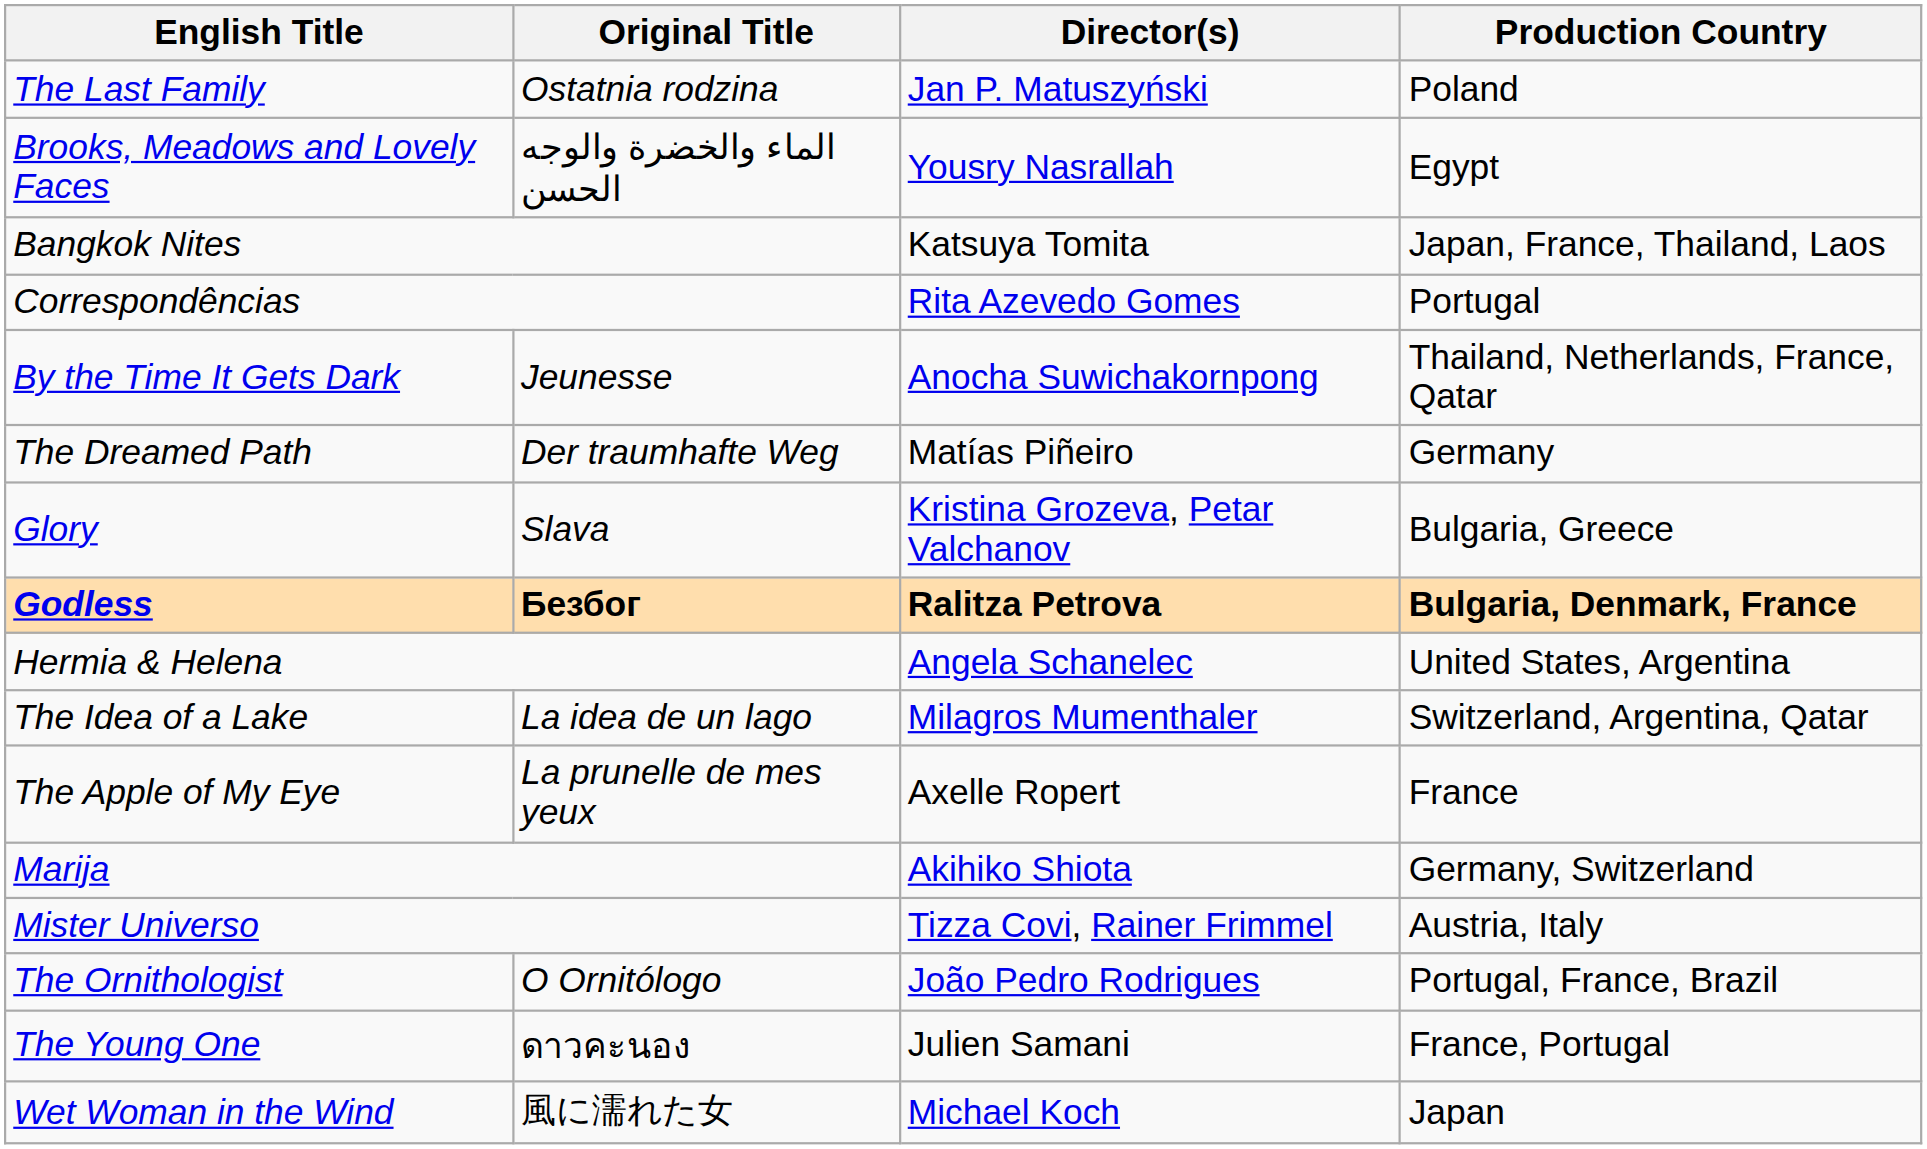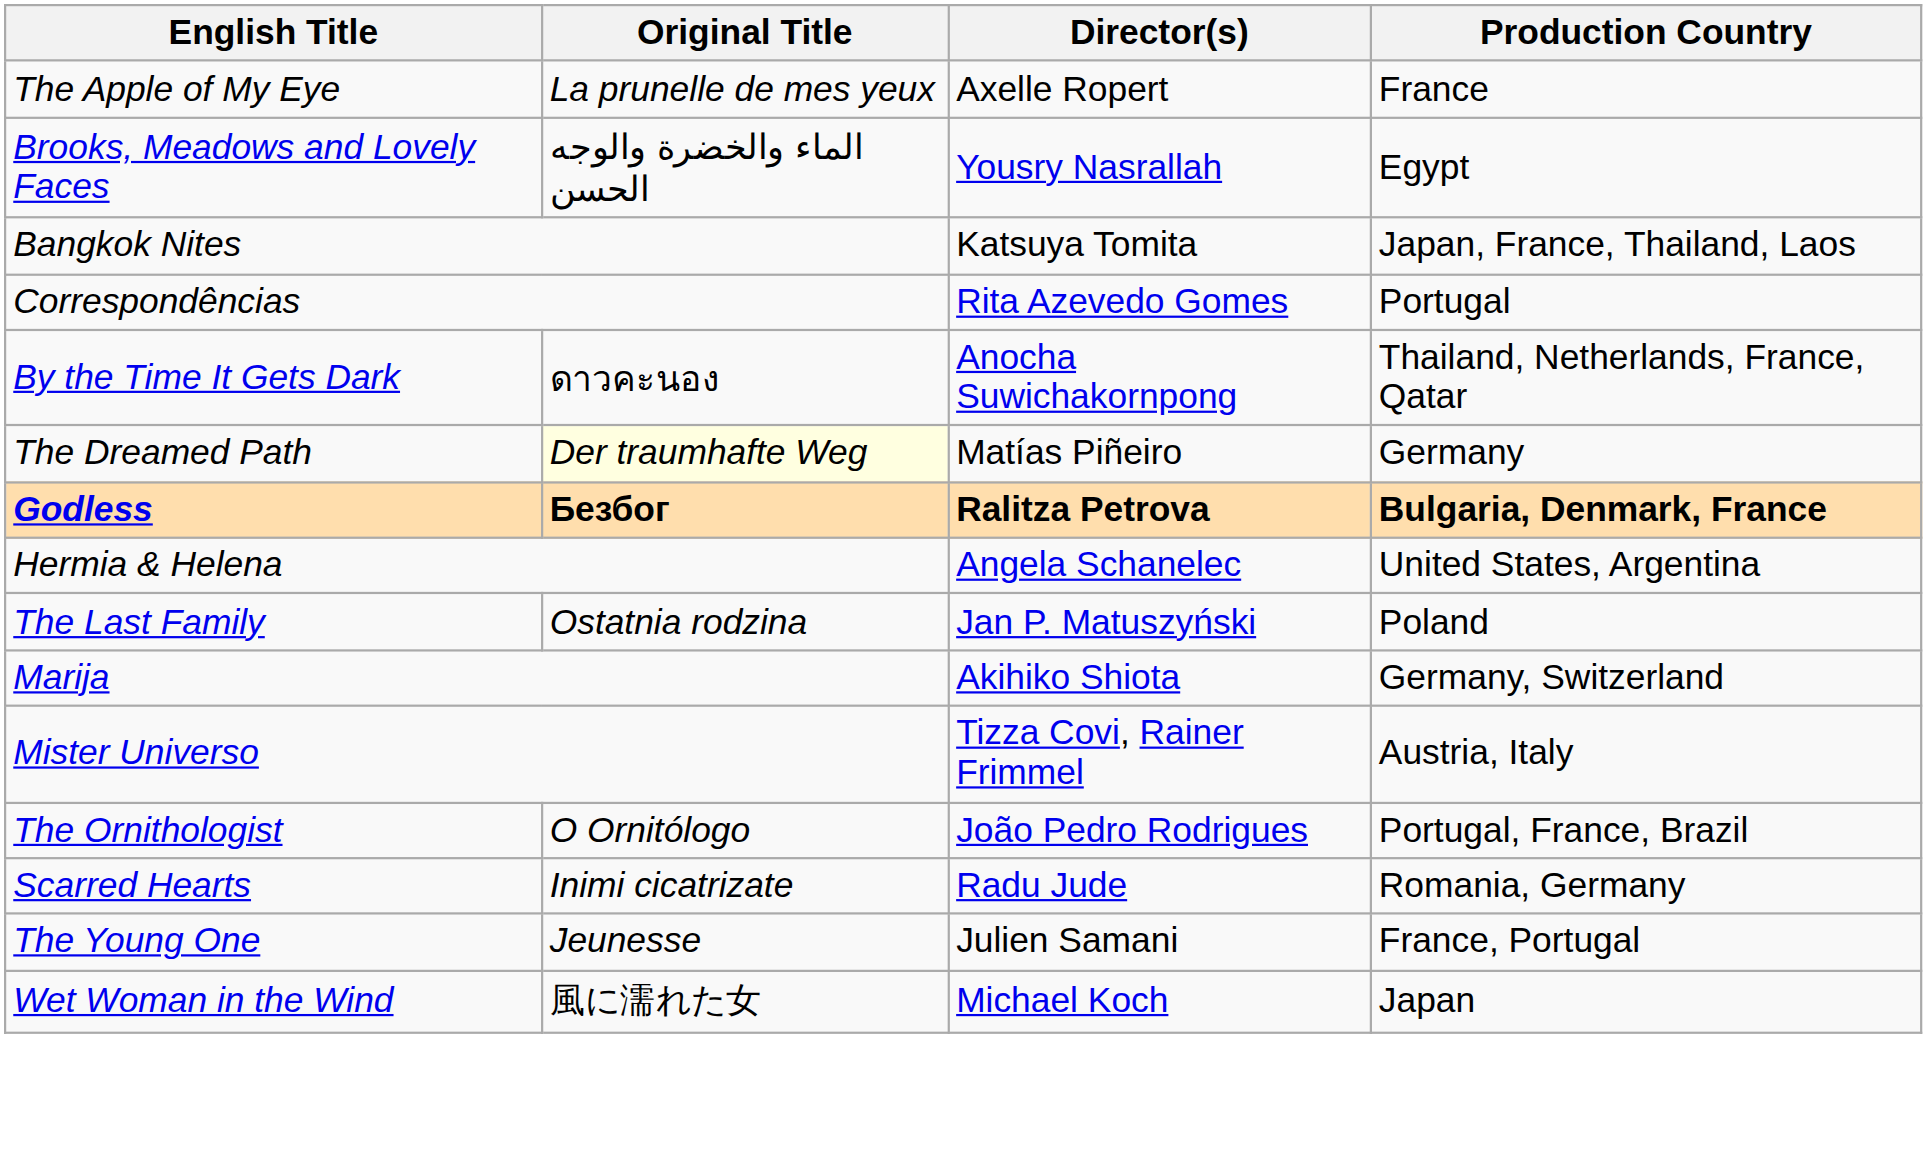rows swapped: (177, 793) <-> (139, 88)
(597, 377) Jeunesse -> (635, 378) ดาวคะนอง
(680, 452) no background -> (709, 452) lightyellow background
- row: (56, 528)
- row: (161, 717)
+ row: (132, 885)
(606, 1046) ดาวคะนอง -> (625, 941) Jeunesse
